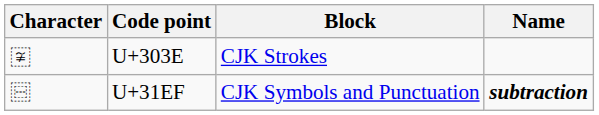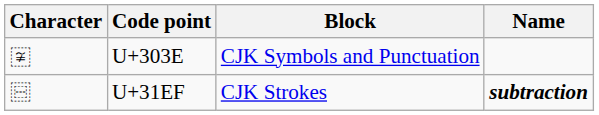(274, 56) CJK Strokes -> (350, 56) CJK Symbols and Punctuation
(350, 92) CJK Symbols and Punctuation -> (274, 92) CJK Strokes
